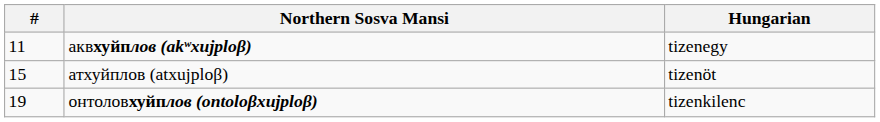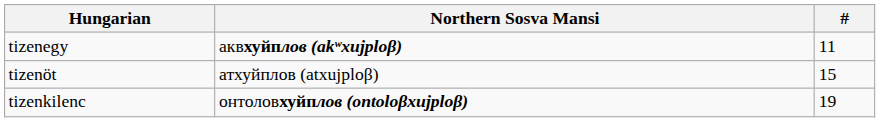columns swapped: (35, 18) <-> (769, 18)
